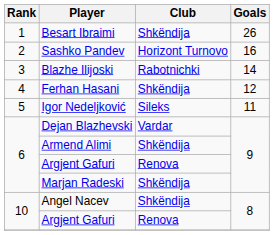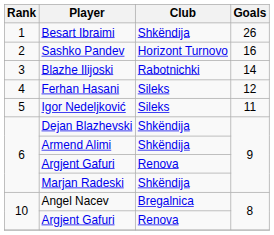(164, 88) Shkëndija -> (154, 88) Sileks
(155, 126) Vardar -> (164, 126) Shkëndija
(164, 201) Shkëndija -> (166, 201) Bregalnica
